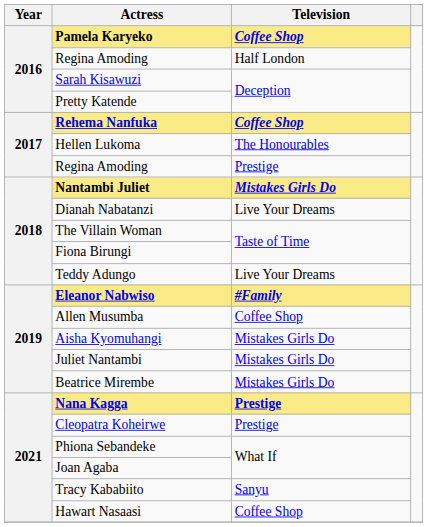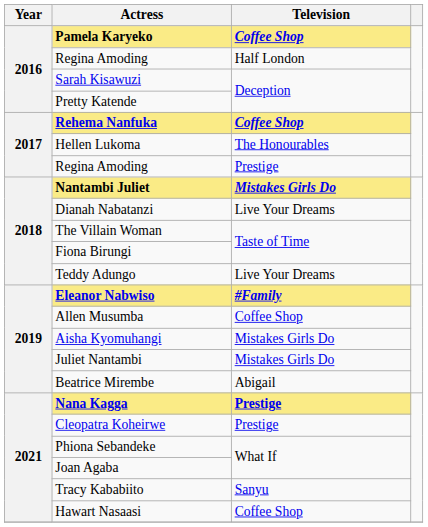(285, 381) Mistakes Girls Do -> (255, 381) Abigail
